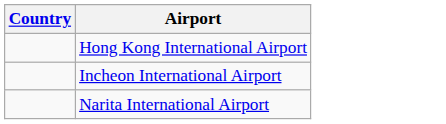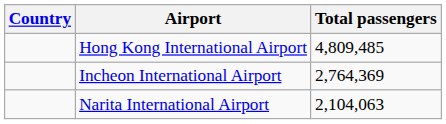+ column: (376, 19)
